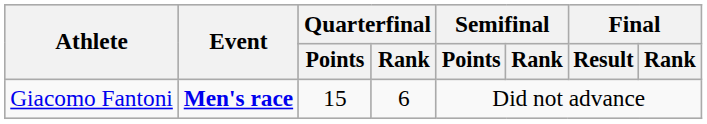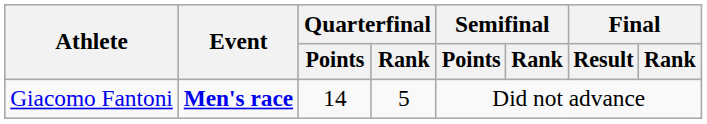(335, 99) 15 -> (335, 99) 14
(404, 99) 6 -> (404, 99) 5
